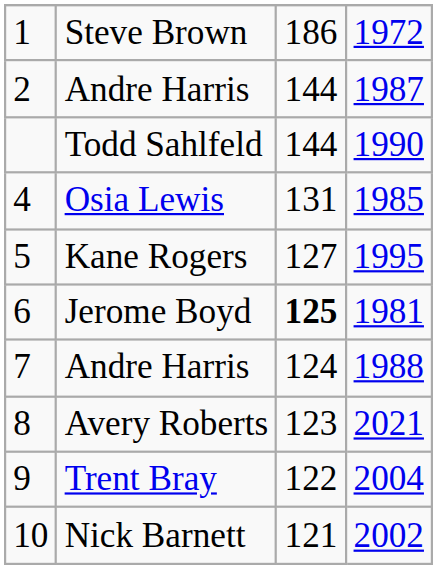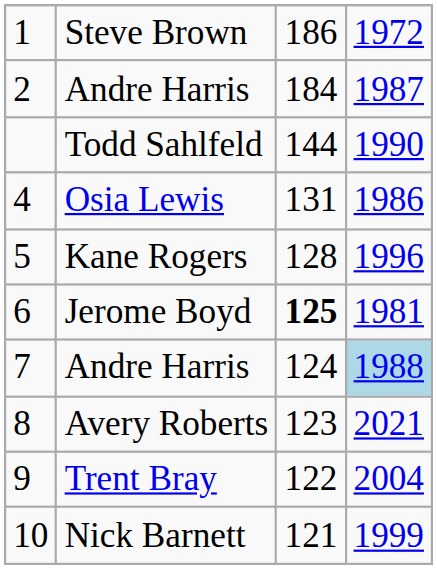(311, 88) 144 -> (311, 88) 184
(389, 199) 1985 -> (389, 199) 1986
(311, 255) 127 -> (311, 255) 128
(389, 255) 1995 -> (389, 255) 1996
(389, 367) no background -> (389, 367) lightblue background
(389, 534) 2002 -> (389, 534) 1999
